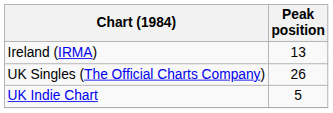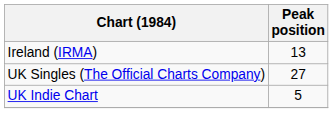(298, 74) 26 -> (298, 74) 27
